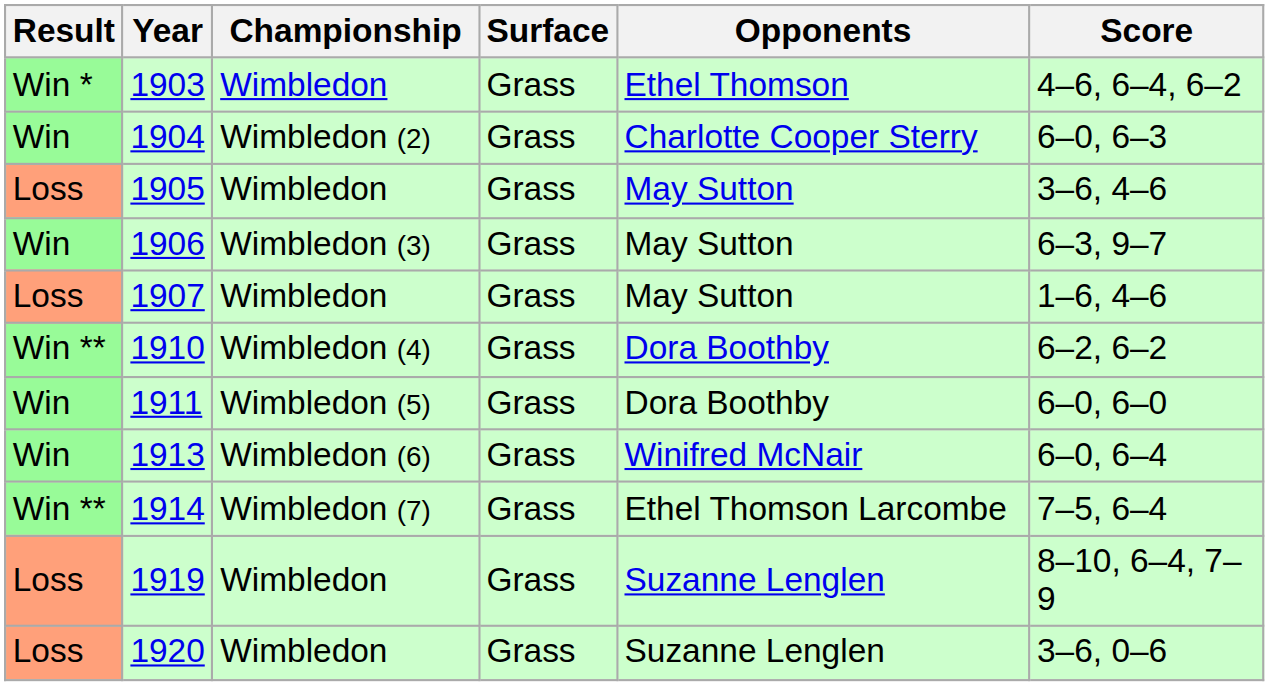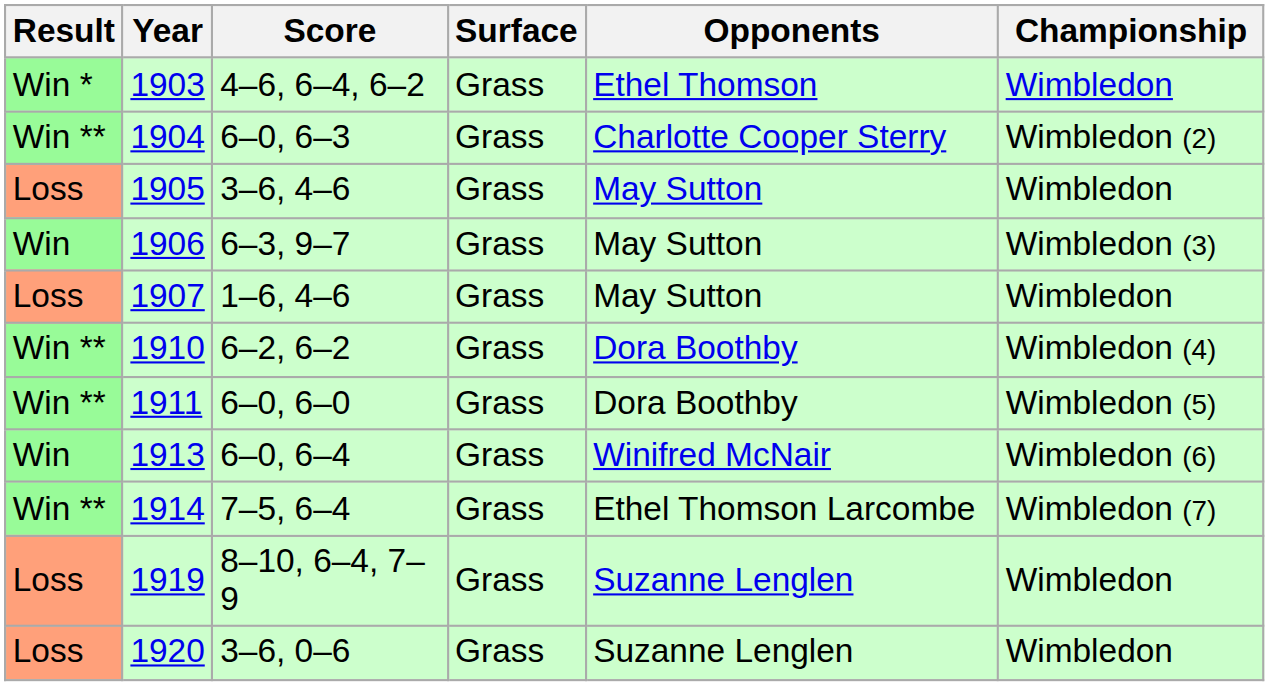columns swapped: (346, 31) <-> (1147, 31)
(42, 137) Win -> (59, 137) Win **
(42, 402) Win -> (59, 402) Win **
